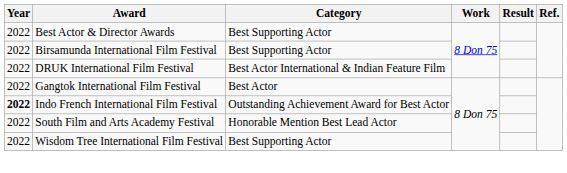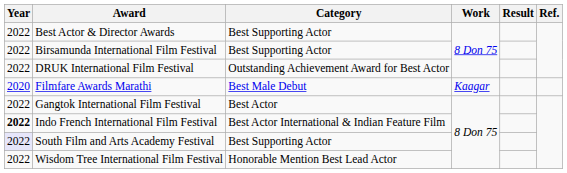(337, 68) Best Actor International & Indian Feature Film -> (339, 68) Outstanding Achievement Award for Best Actor
+ row: (93, 86)
(339, 104) Outstanding Achievement Award for Best Actor -> (337, 123) Best Actor International & Indian Feature Film
(19, 123) no background -> (19, 141) lavender background
(312, 123) Honorable Mention Best Lead Actor -> (280, 141) Best Supporting Actor
(280, 141) Best Supporting Actor -> (312, 159) Honorable Mention Best Lead Actor
